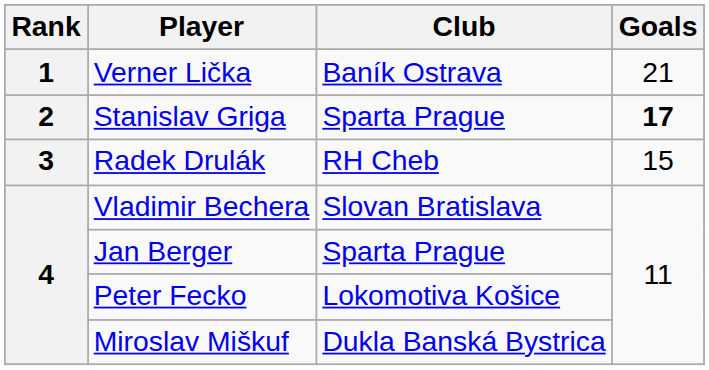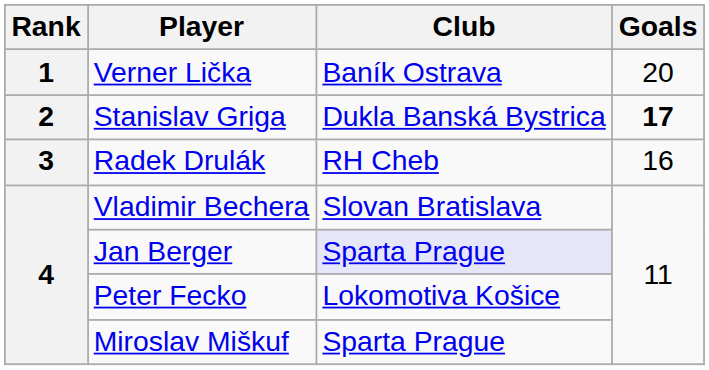(658, 71) 21 -> (658, 71) 20
(414, 116) Sparta Prague -> (464, 116) Dukla Banská Bystrica
(658, 161) 15 -> (658, 161) 16
(414, 251) no background -> (414, 251) lavender background
(464, 341) Dukla Banská Bystrica -> (414, 341) Sparta Prague
